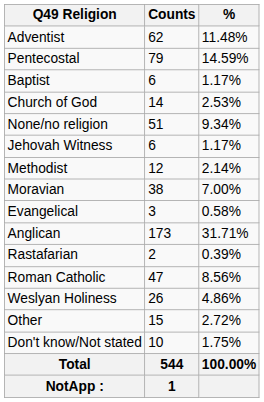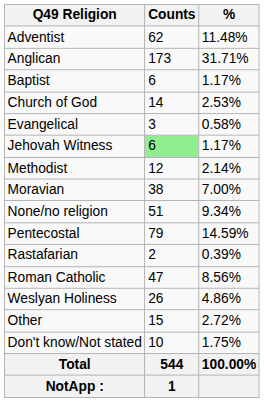rows swapped: (34, 233) <-> (44, 59)
rows swapped: (43, 211) <-> (58, 124)
(152, 146) no background -> (152, 146) lightgreen background
